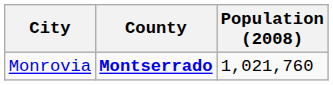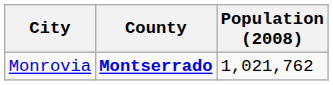(267, 66) 1,021,760 -> (267, 66) 1,021,762
